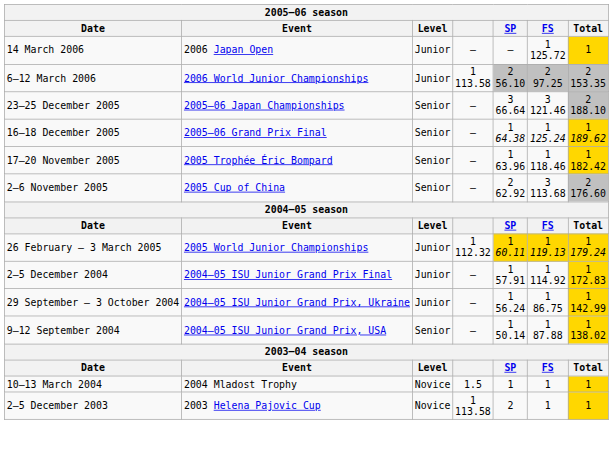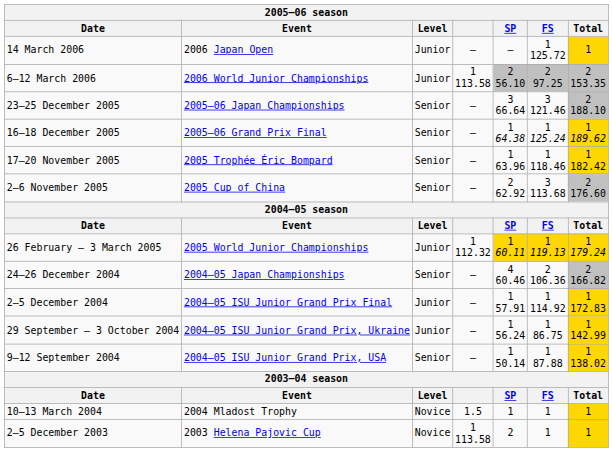+ row: (63, 275)
